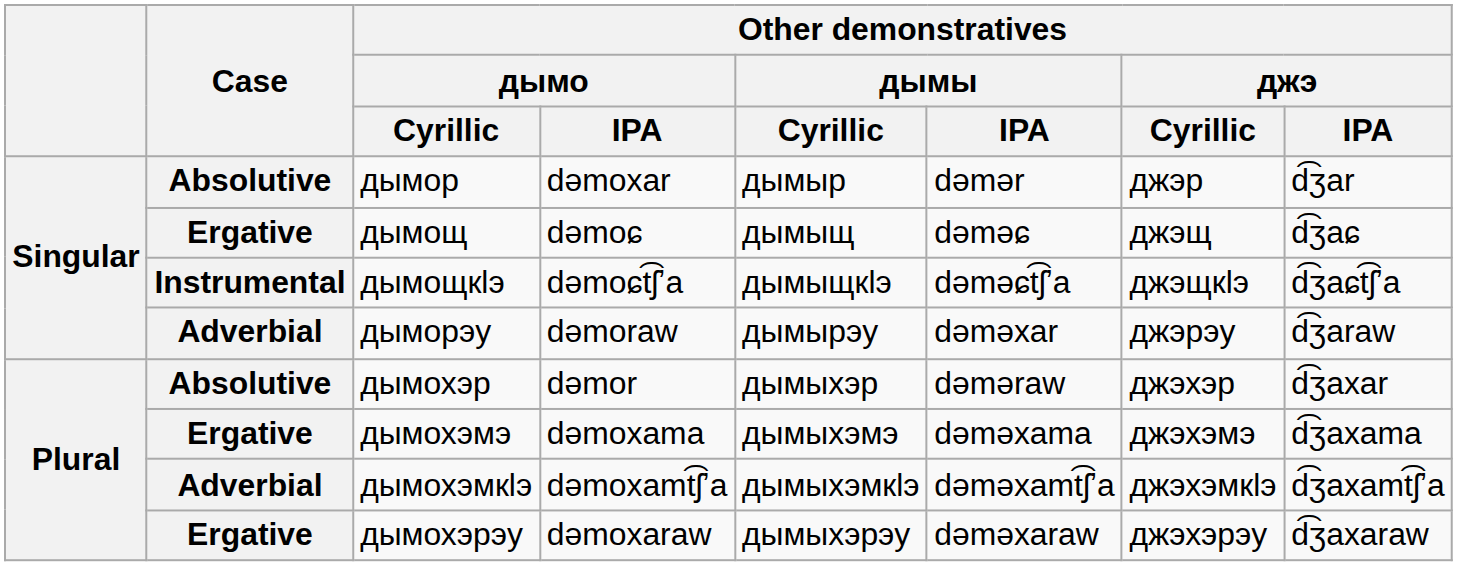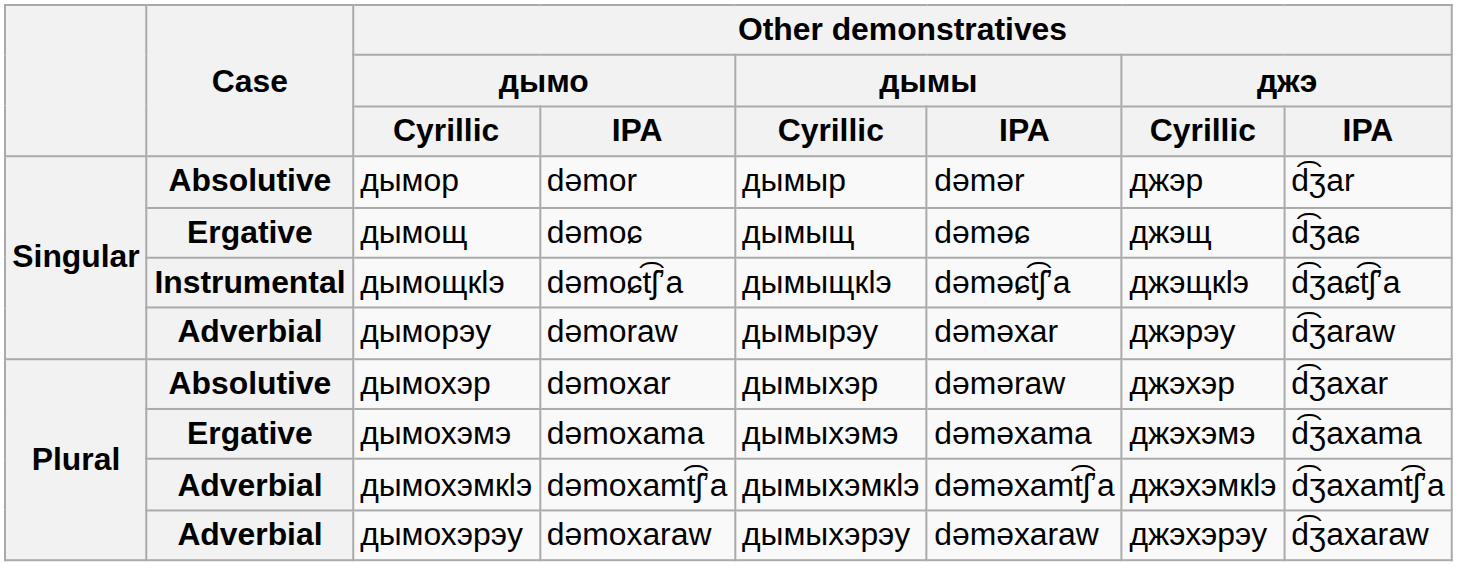(609, 181) dəmoxar -> (592, 181) dəmor
(592, 383) dəmor -> (609, 383) dəmoxar
(250, 534) Ergative -> (250, 534) Adverbial
